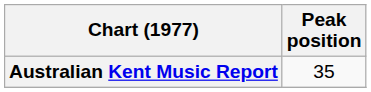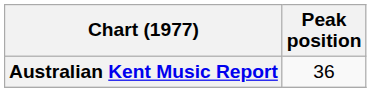(324, 71) 35 -> (324, 71) 36
